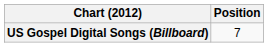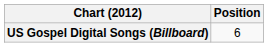(237, 32) 7 -> (237, 32) 6
